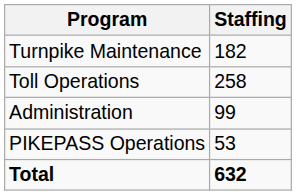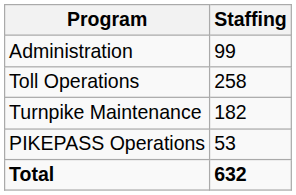rows swapped: (71, 112) <-> (105, 50)
